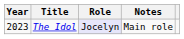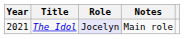(17, 27) 2023 -> (17, 27) 2021
